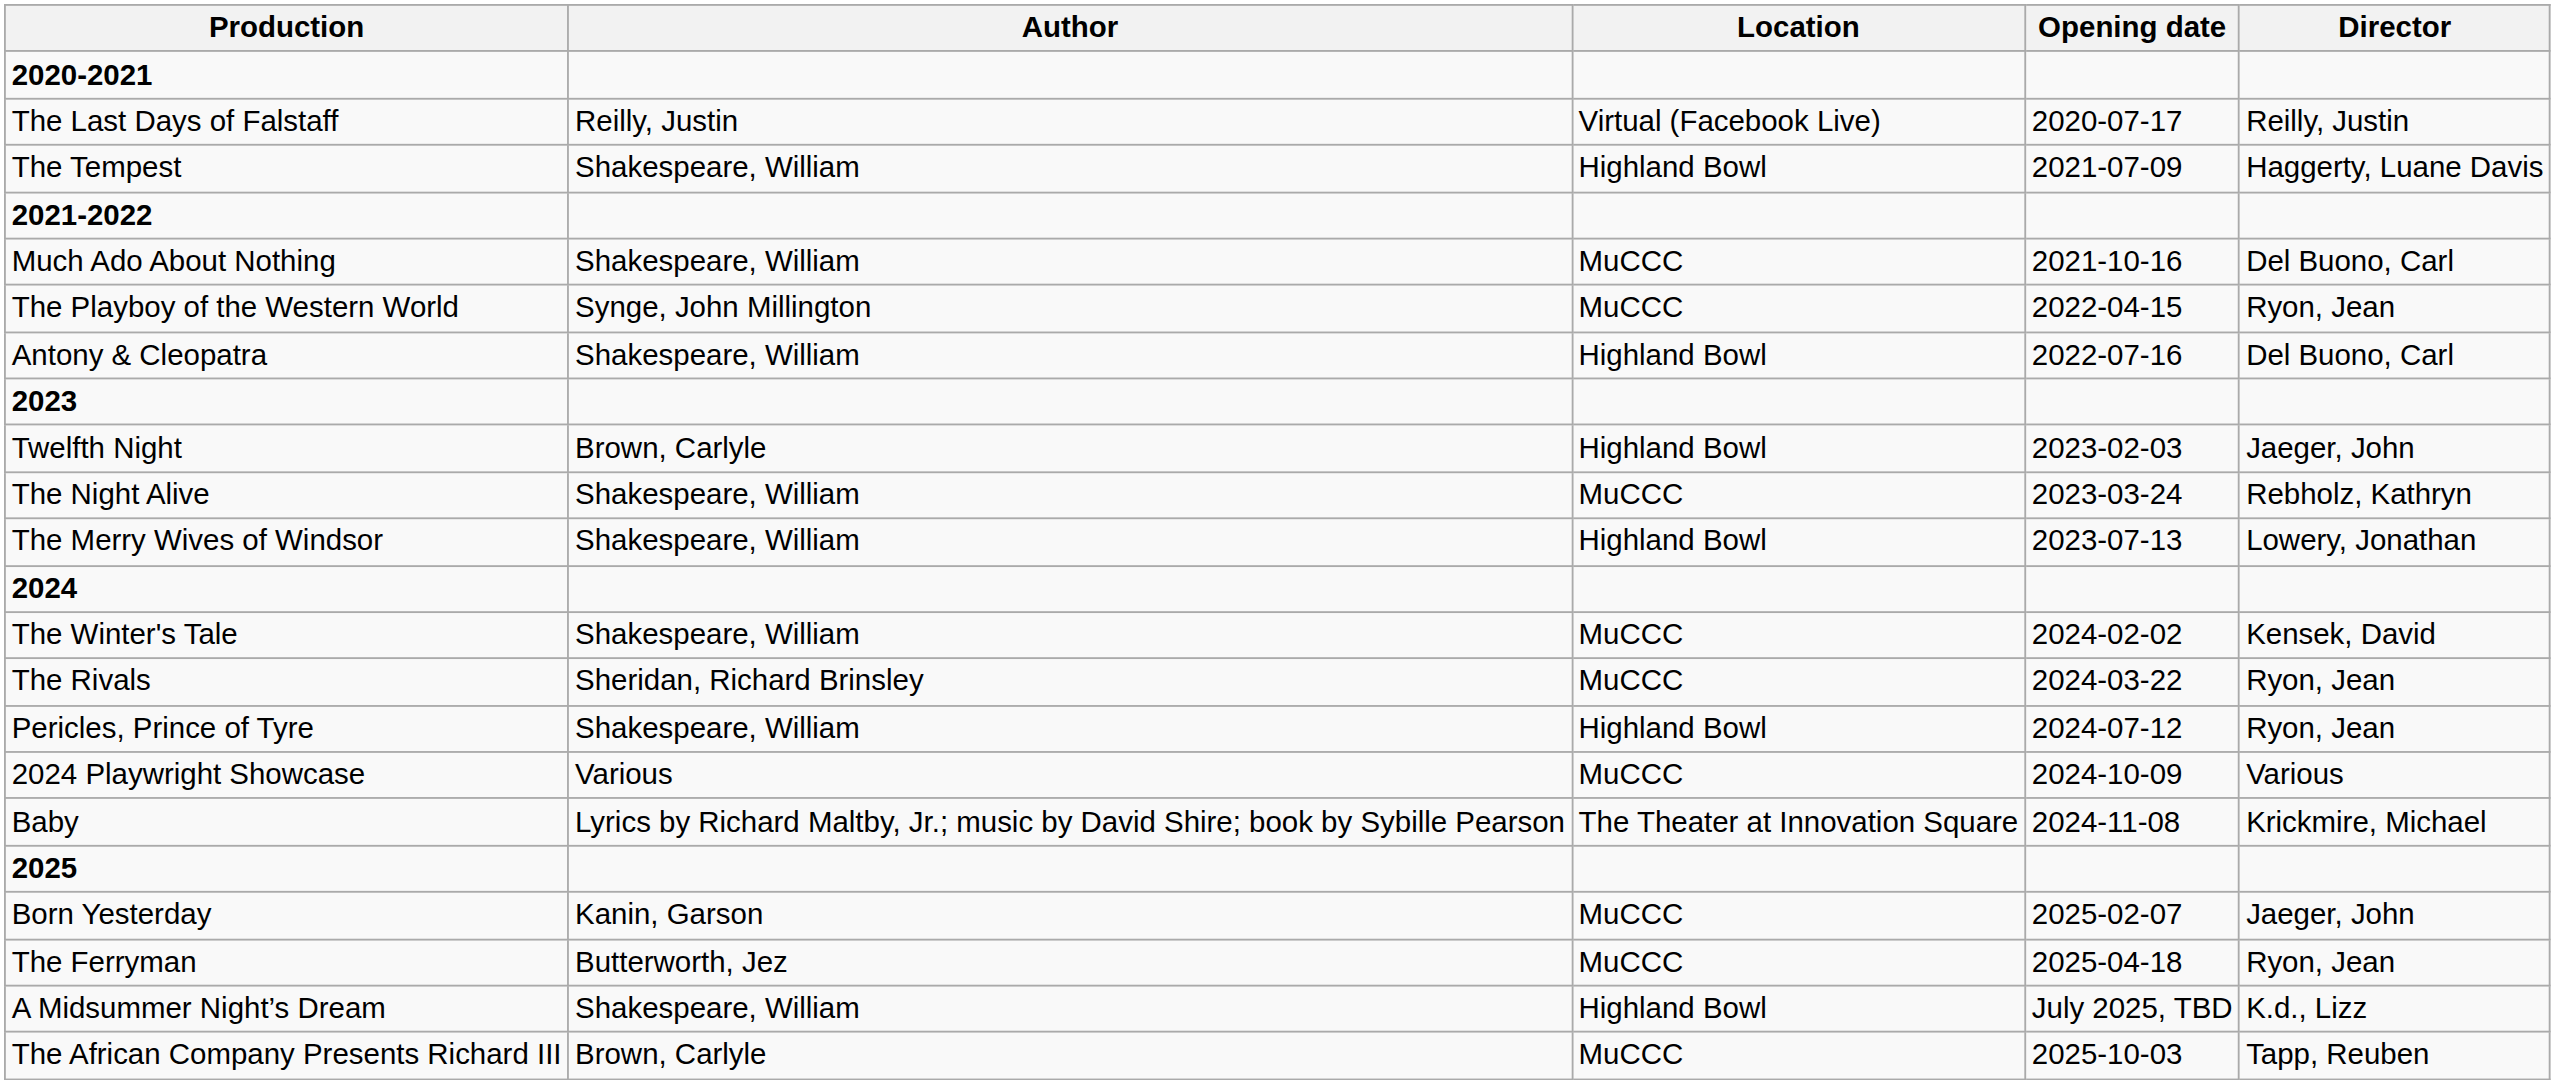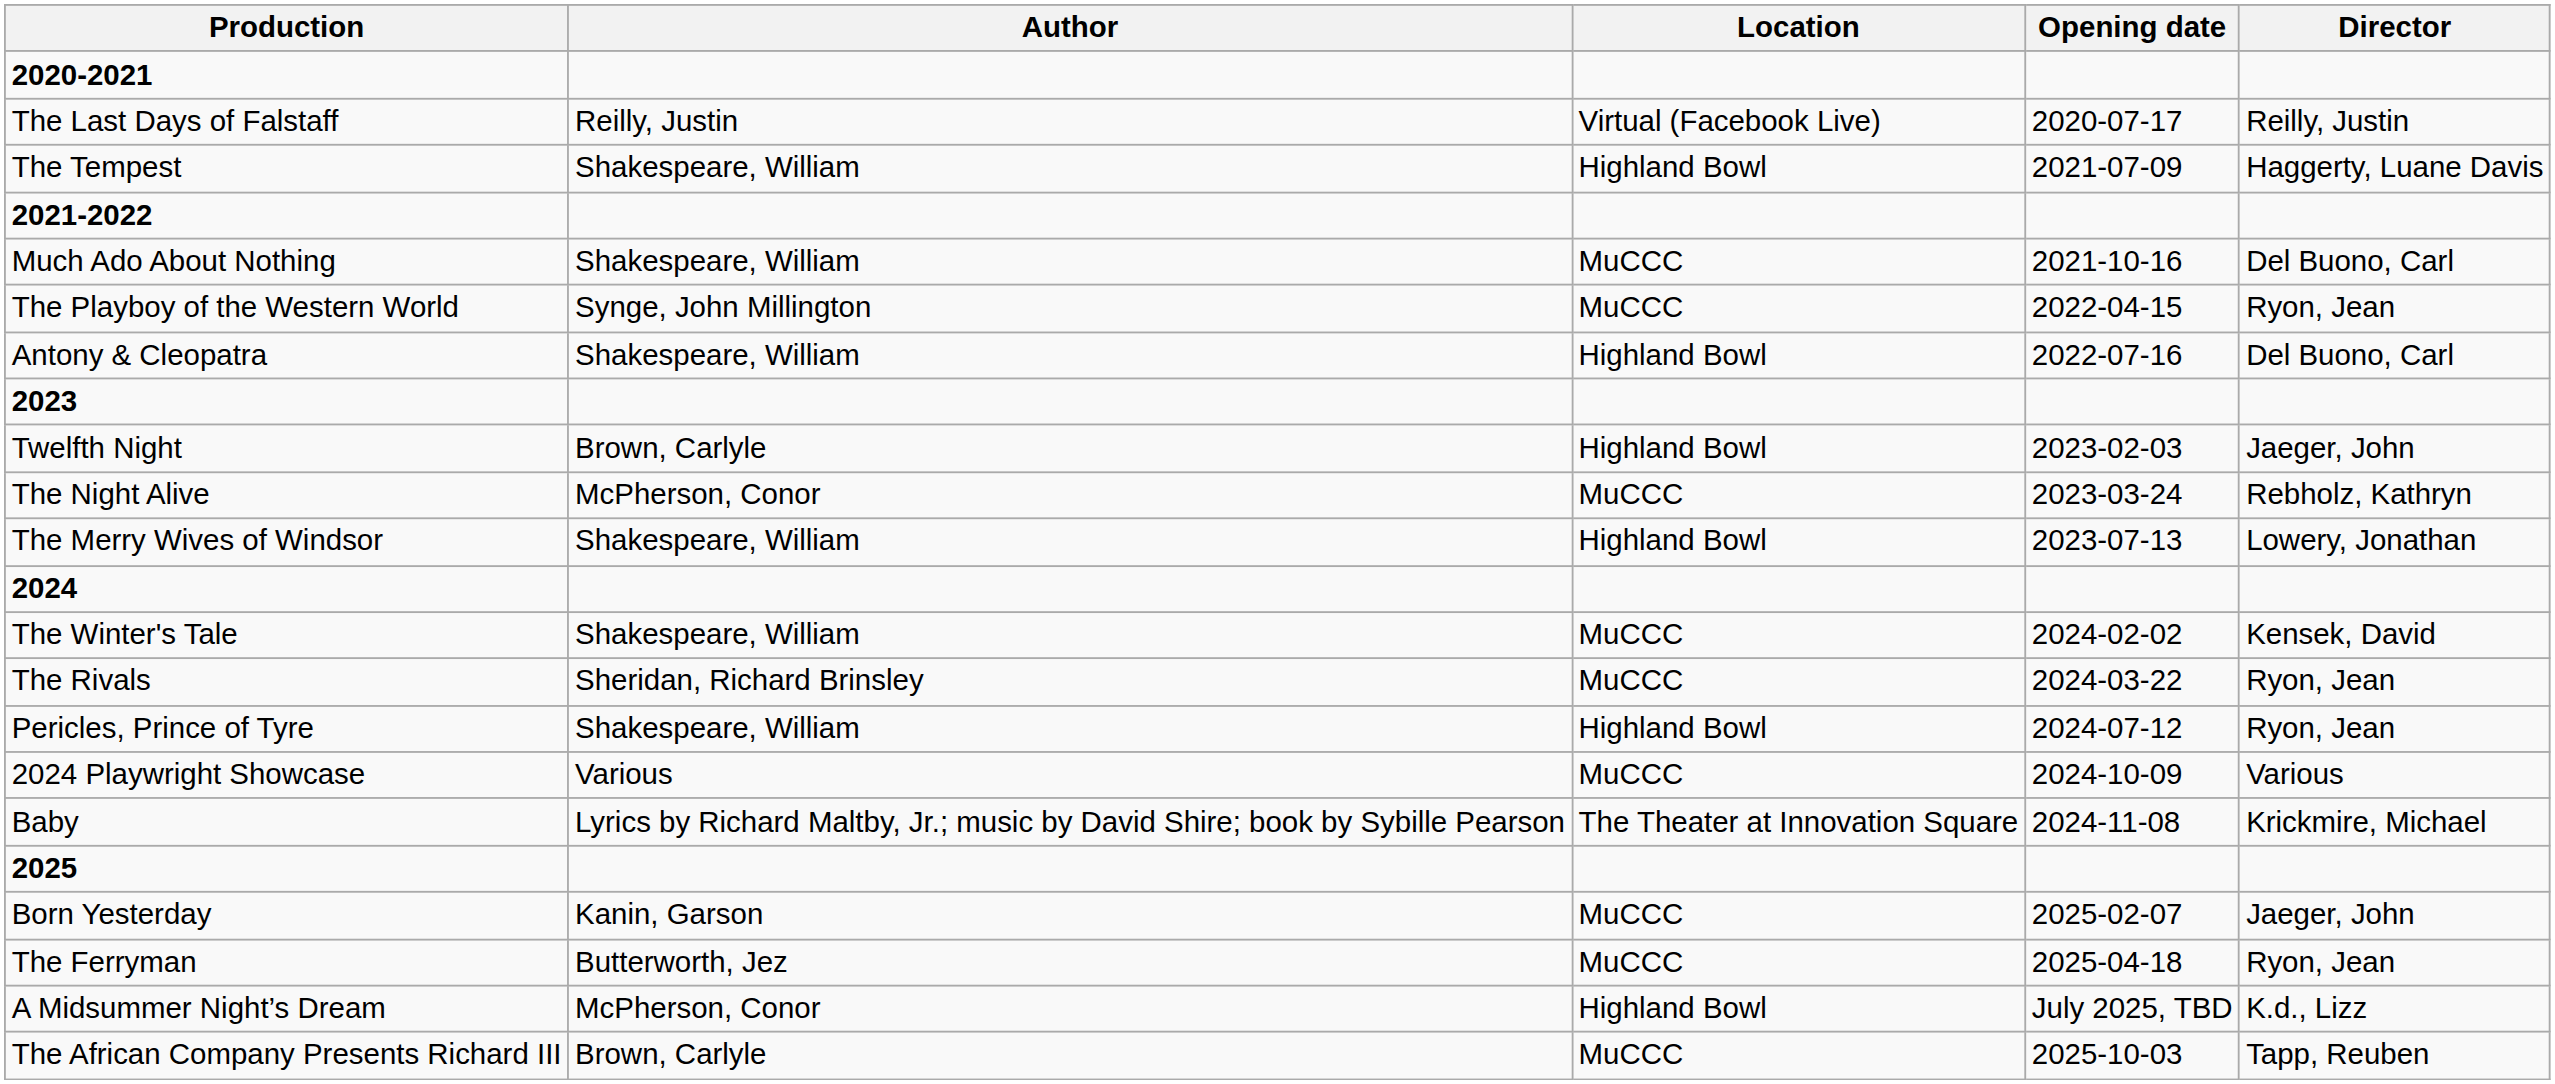(717, 494) Shakespeare, William -> (698, 494) McPherson, Conor
(717, 1008) Shakespeare, William -> (698, 1008) McPherson, Conor
